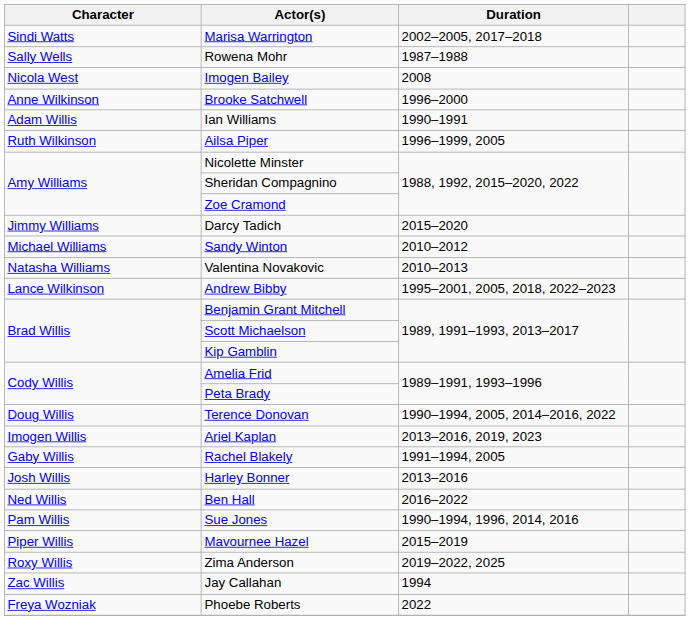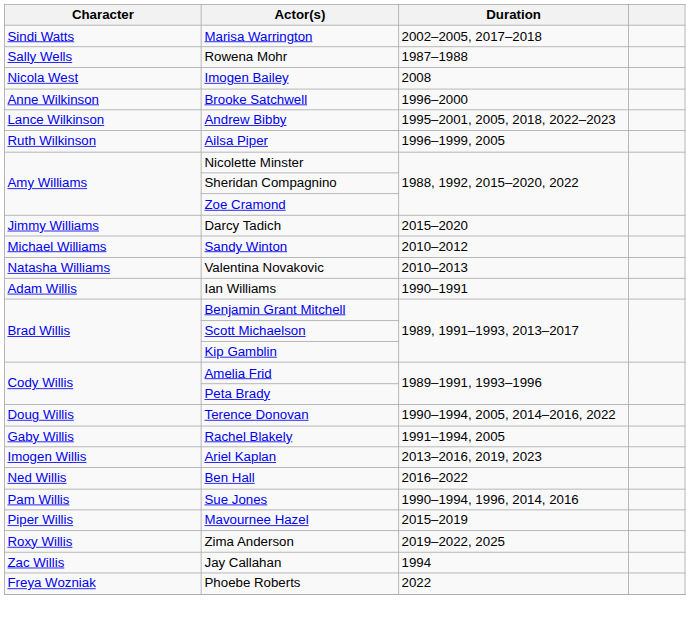rows swapped: (245, 288) <-> (240, 120)
rows swapped: (248, 457) <-> (240, 436)
- row: (247, 478)
